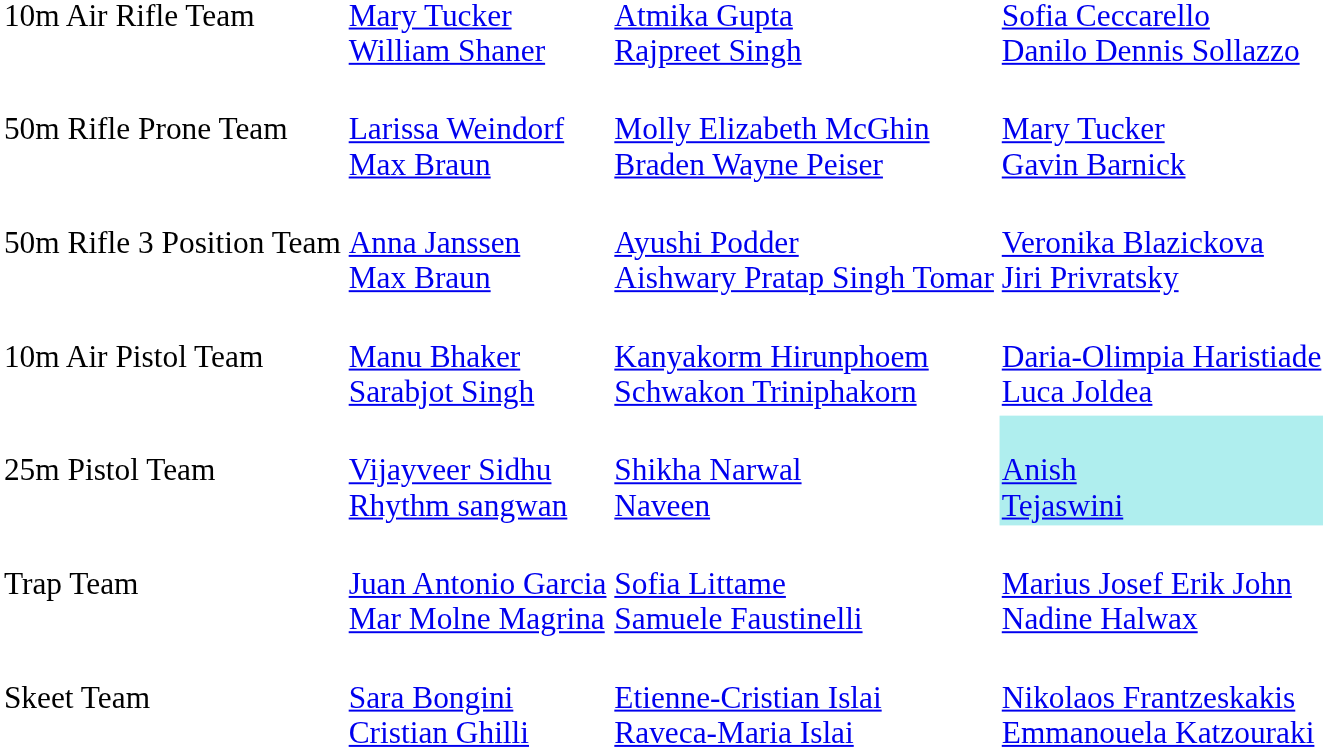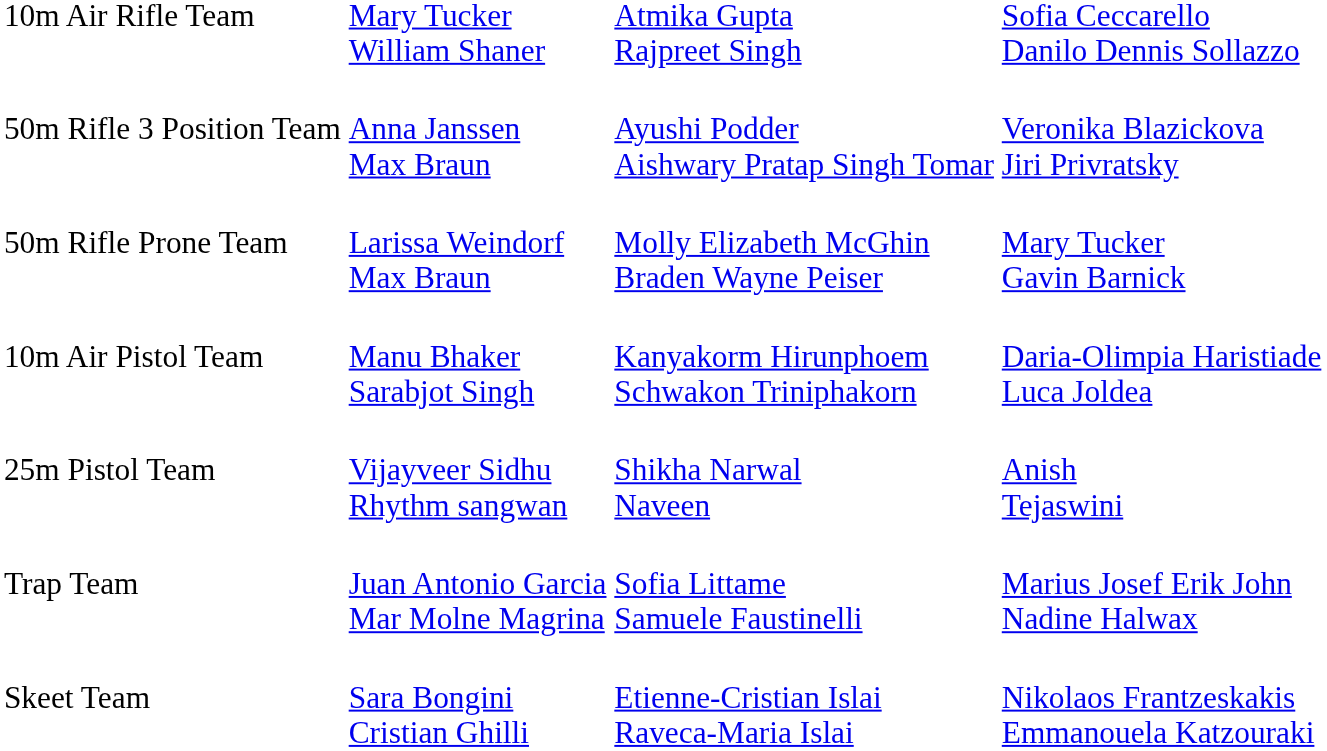rows swapped: (146, 128) <-> (172, 242)
(1063, 487) paleturquoise background -> (1063, 487) no background
